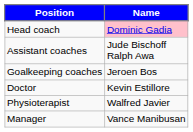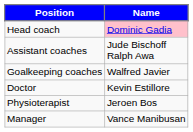(132, 71) Jeroen Bos -> (138, 71) Walfred Javier
(138, 103) Walfred Javier -> (132, 103) Jeroen Bos
